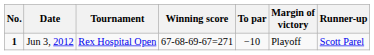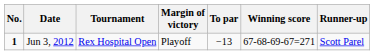columns swapped: (197, 19) <-> (293, 19)
(252, 41) −10 -> (224, 41) −13
